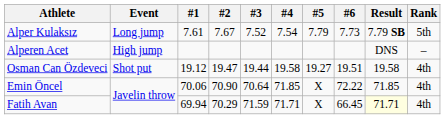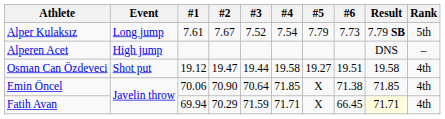(350, 86) 72.22 -> (350, 86) 71.38
